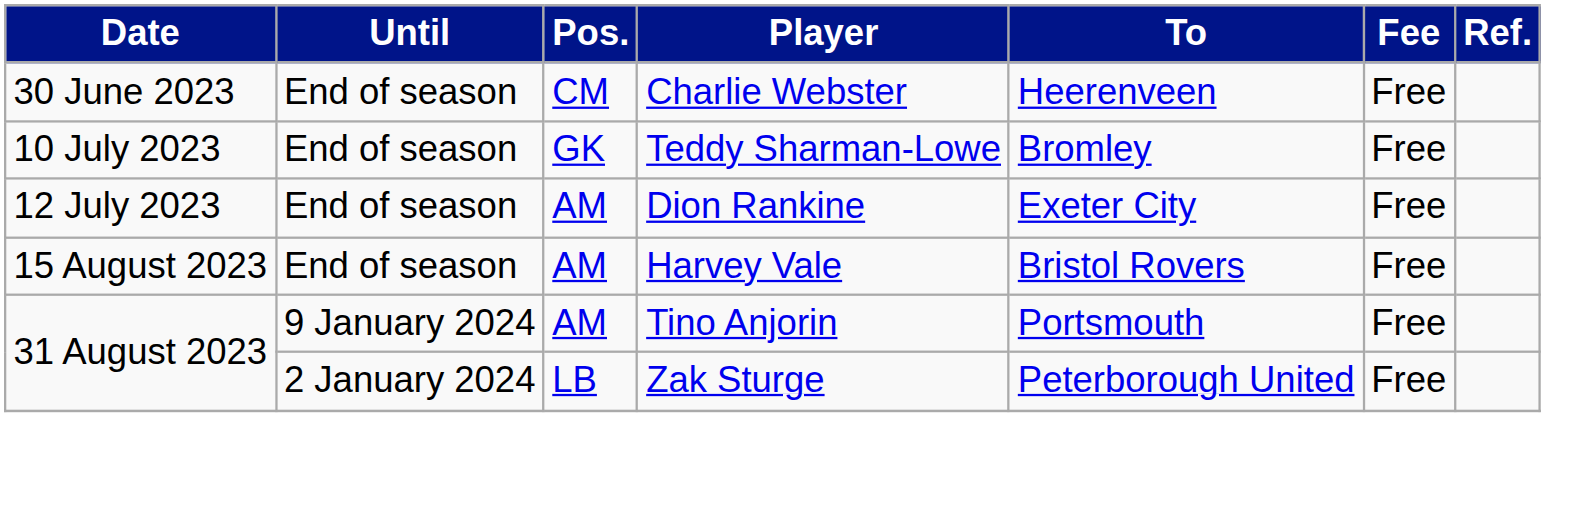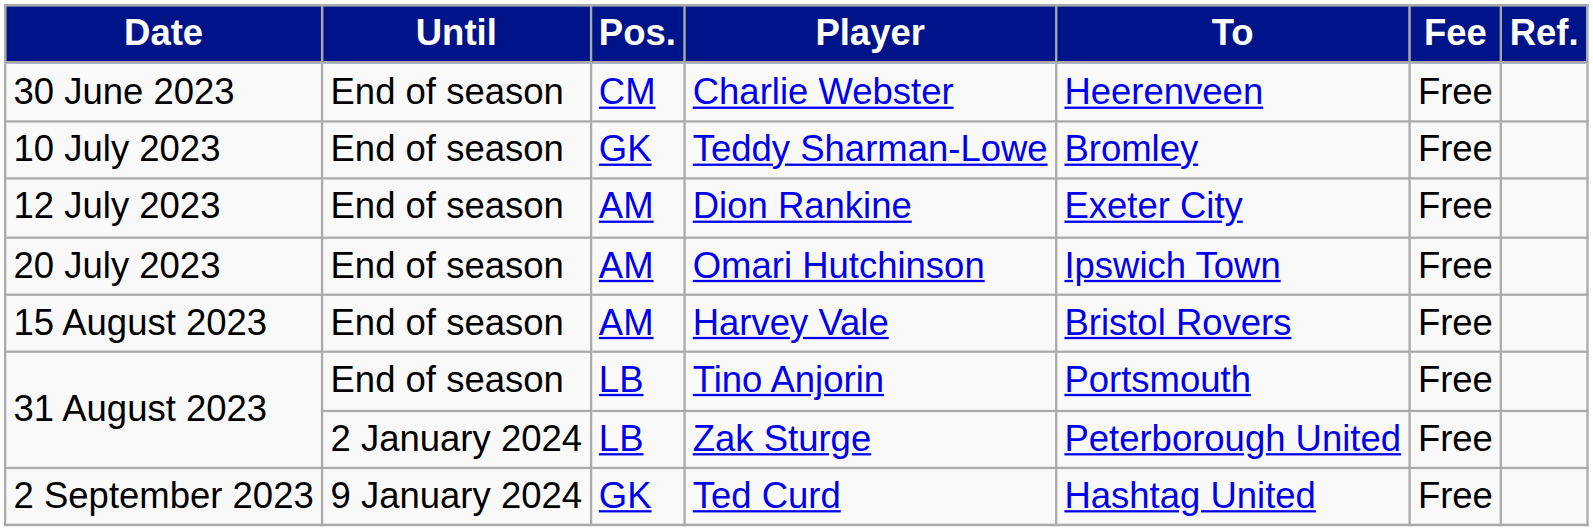+ row: (839, 264)
(410, 322) 9 January 2024 -> (447, 380) End of season
(580, 322) AM -> (621, 380) LB
+ row: (767, 496)
